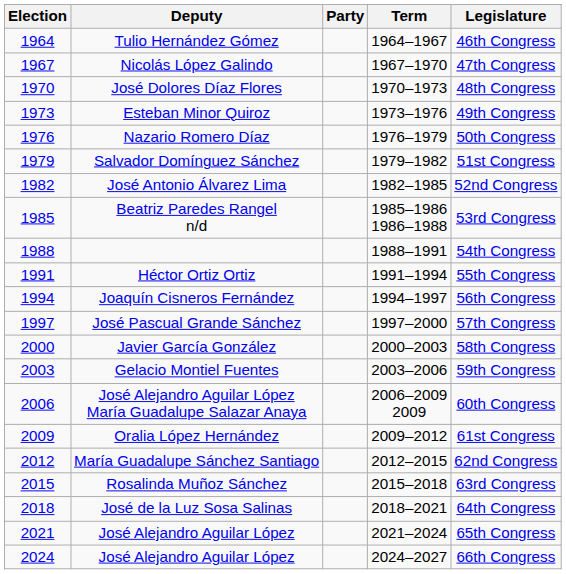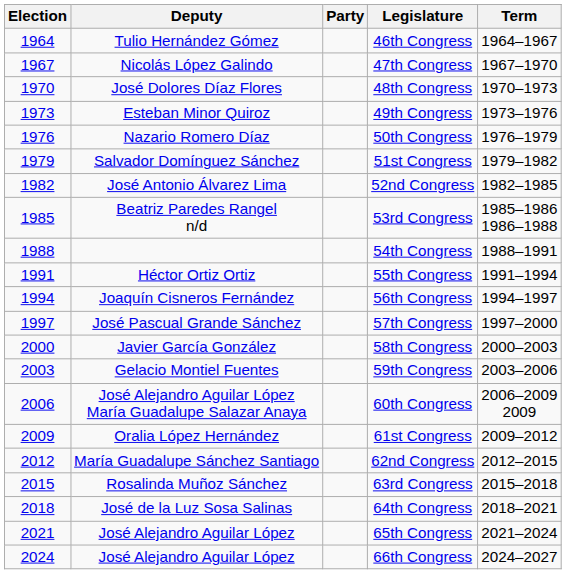columns swapped: (409, 16) <-> (506, 16)
